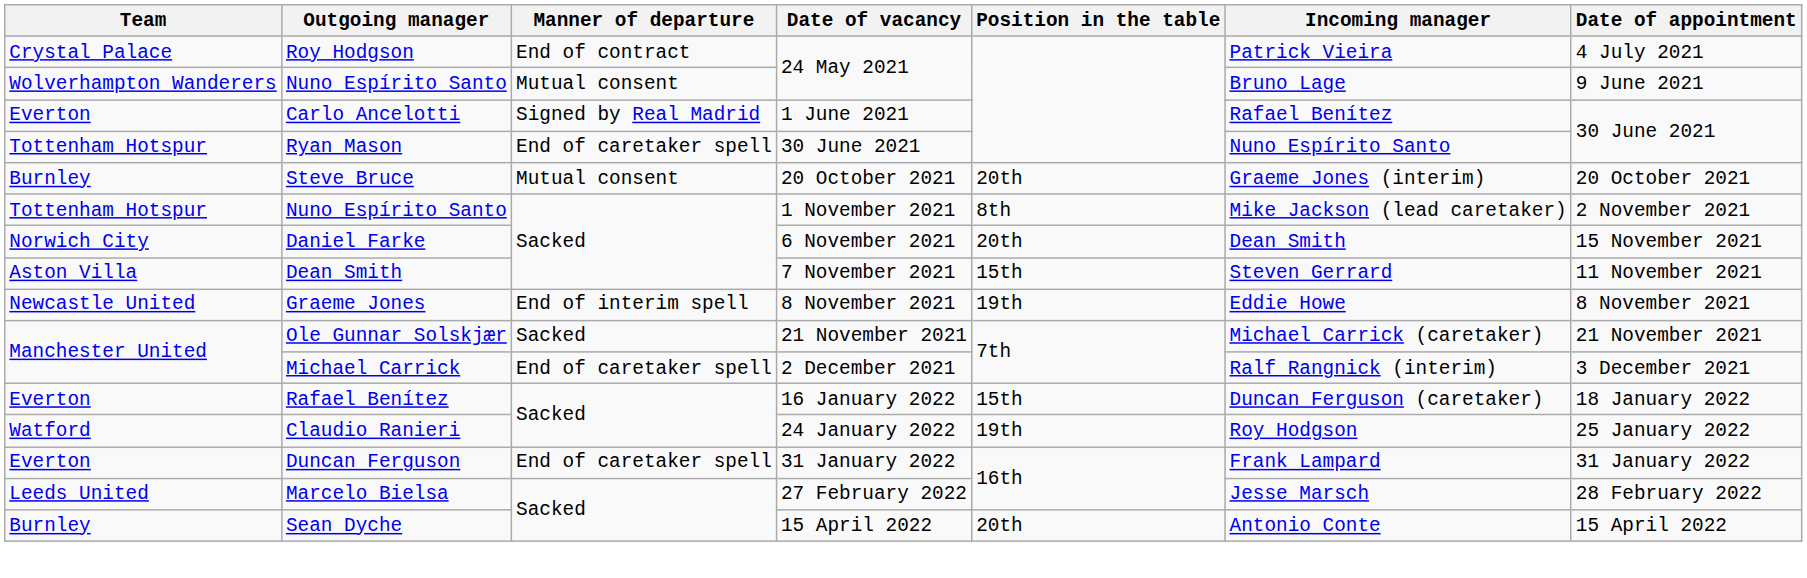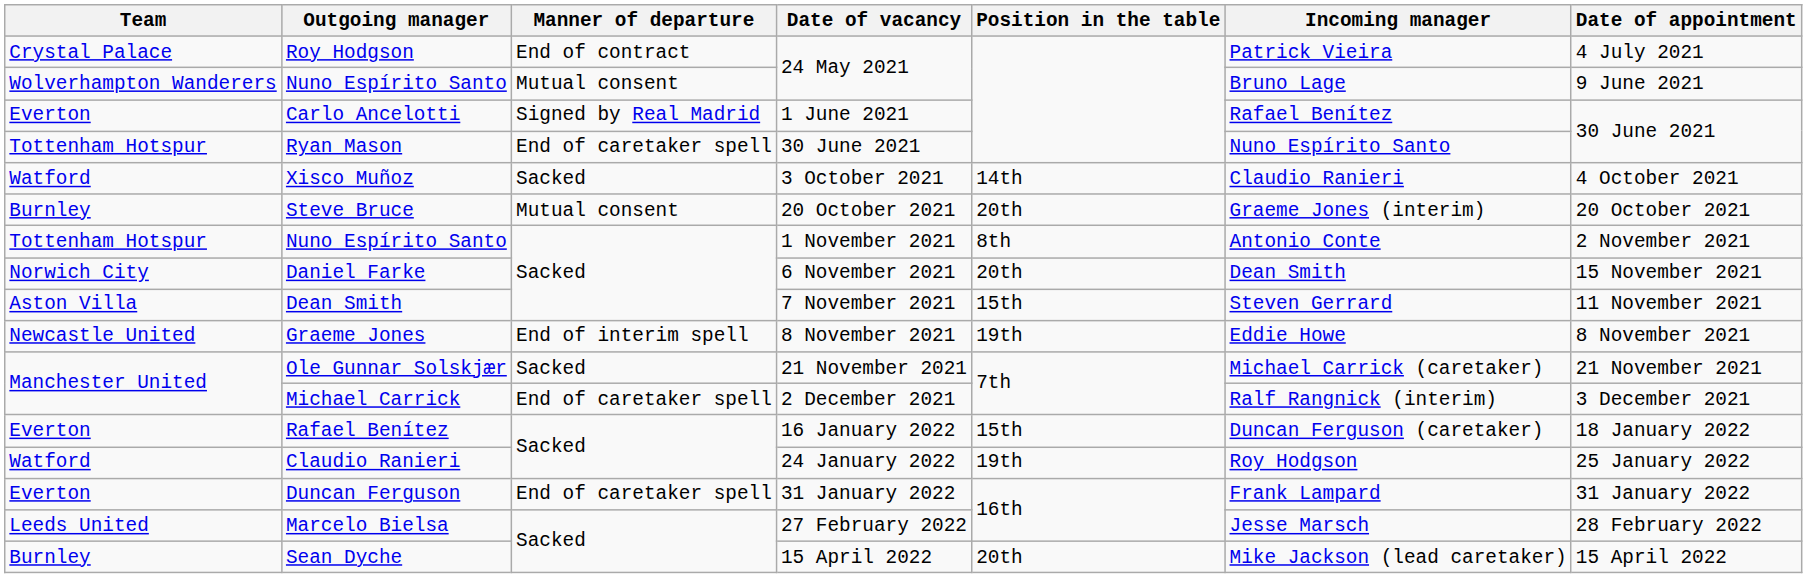+ row: (350, 178)
(1398, 210) Mike Jackson (lead caretaker) -> (1305, 242) Antonio Conte
(1305, 526) Antonio Conte -> (1398, 557) Mike Jackson (lead caretaker)
